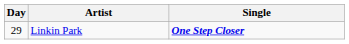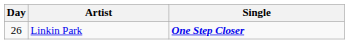(16, 30) 29 -> (16, 30) 26
